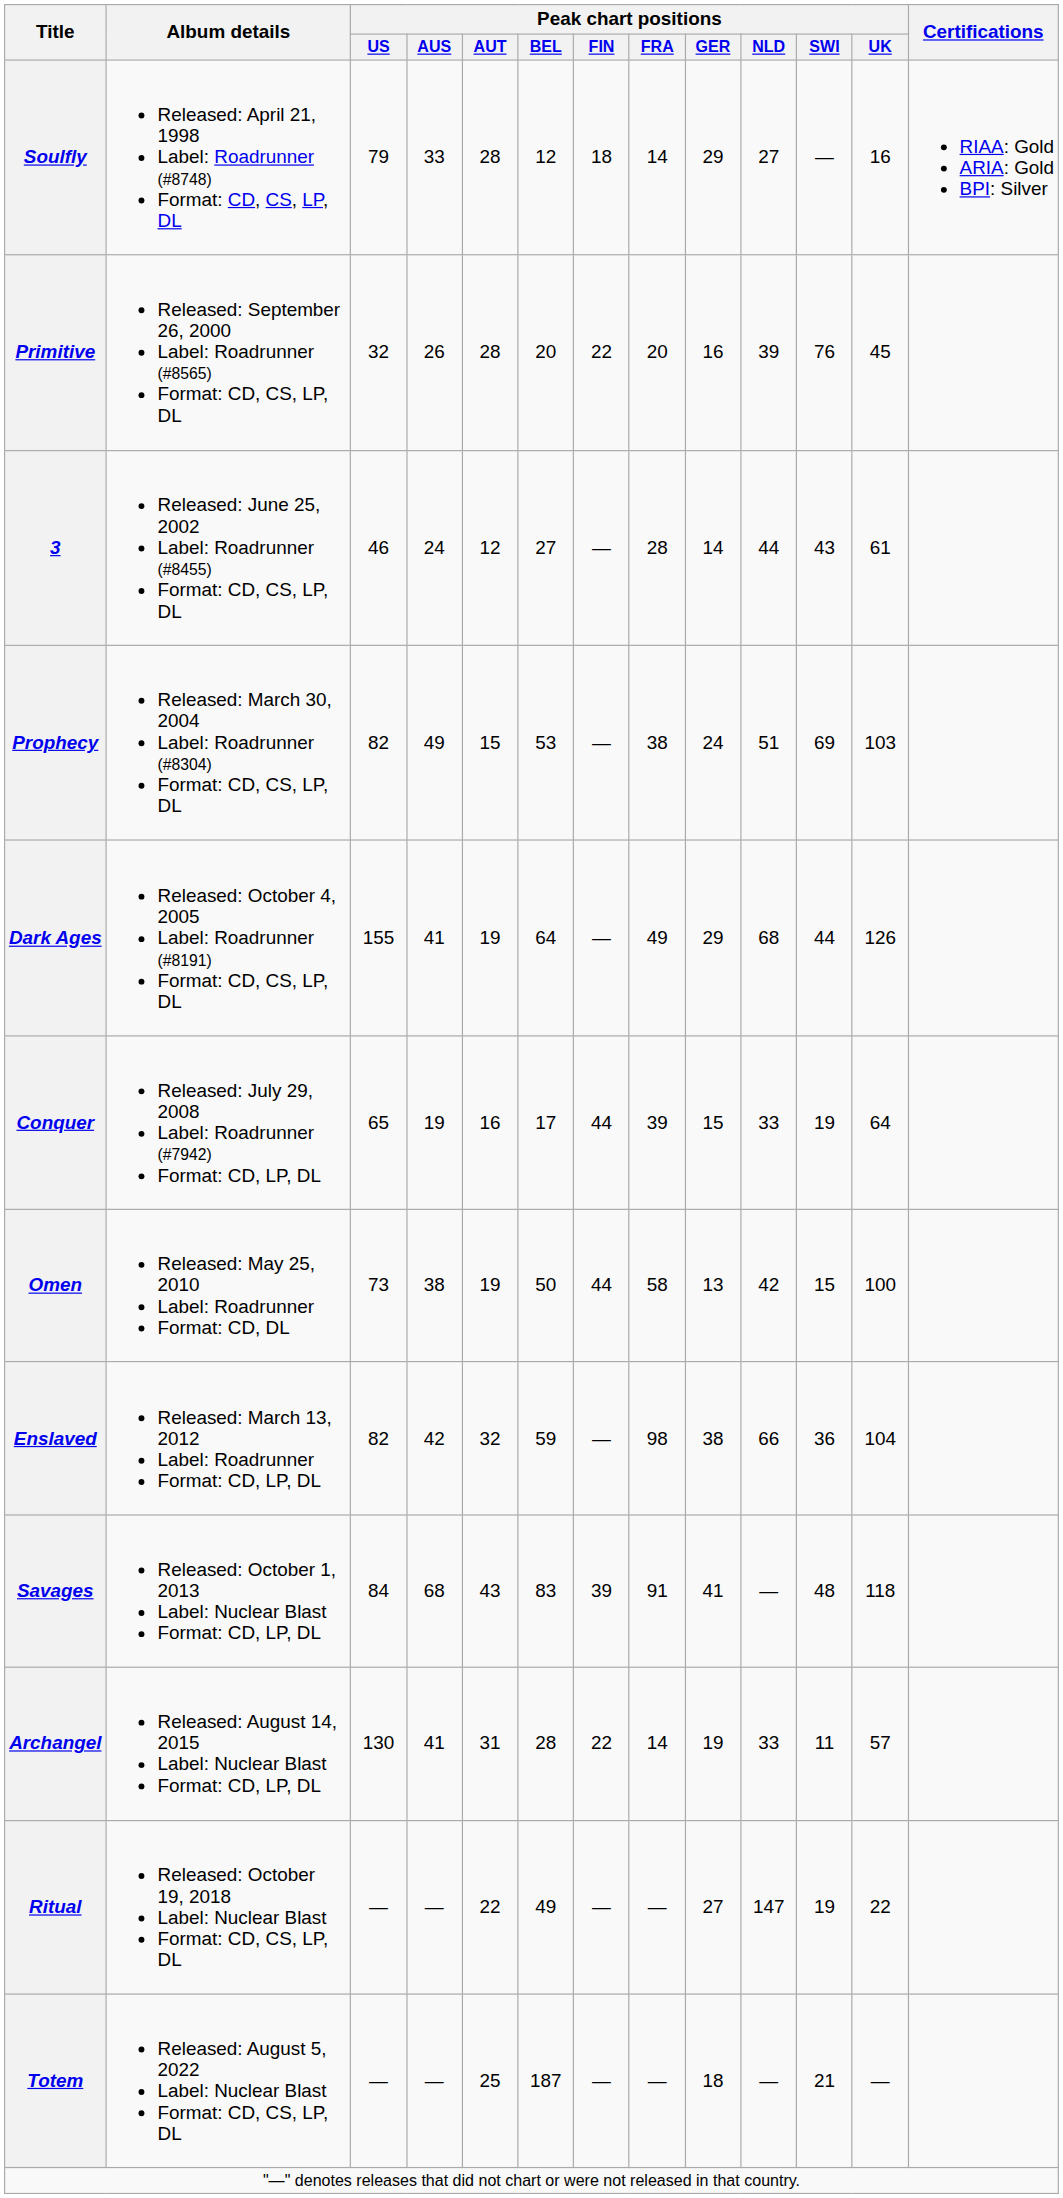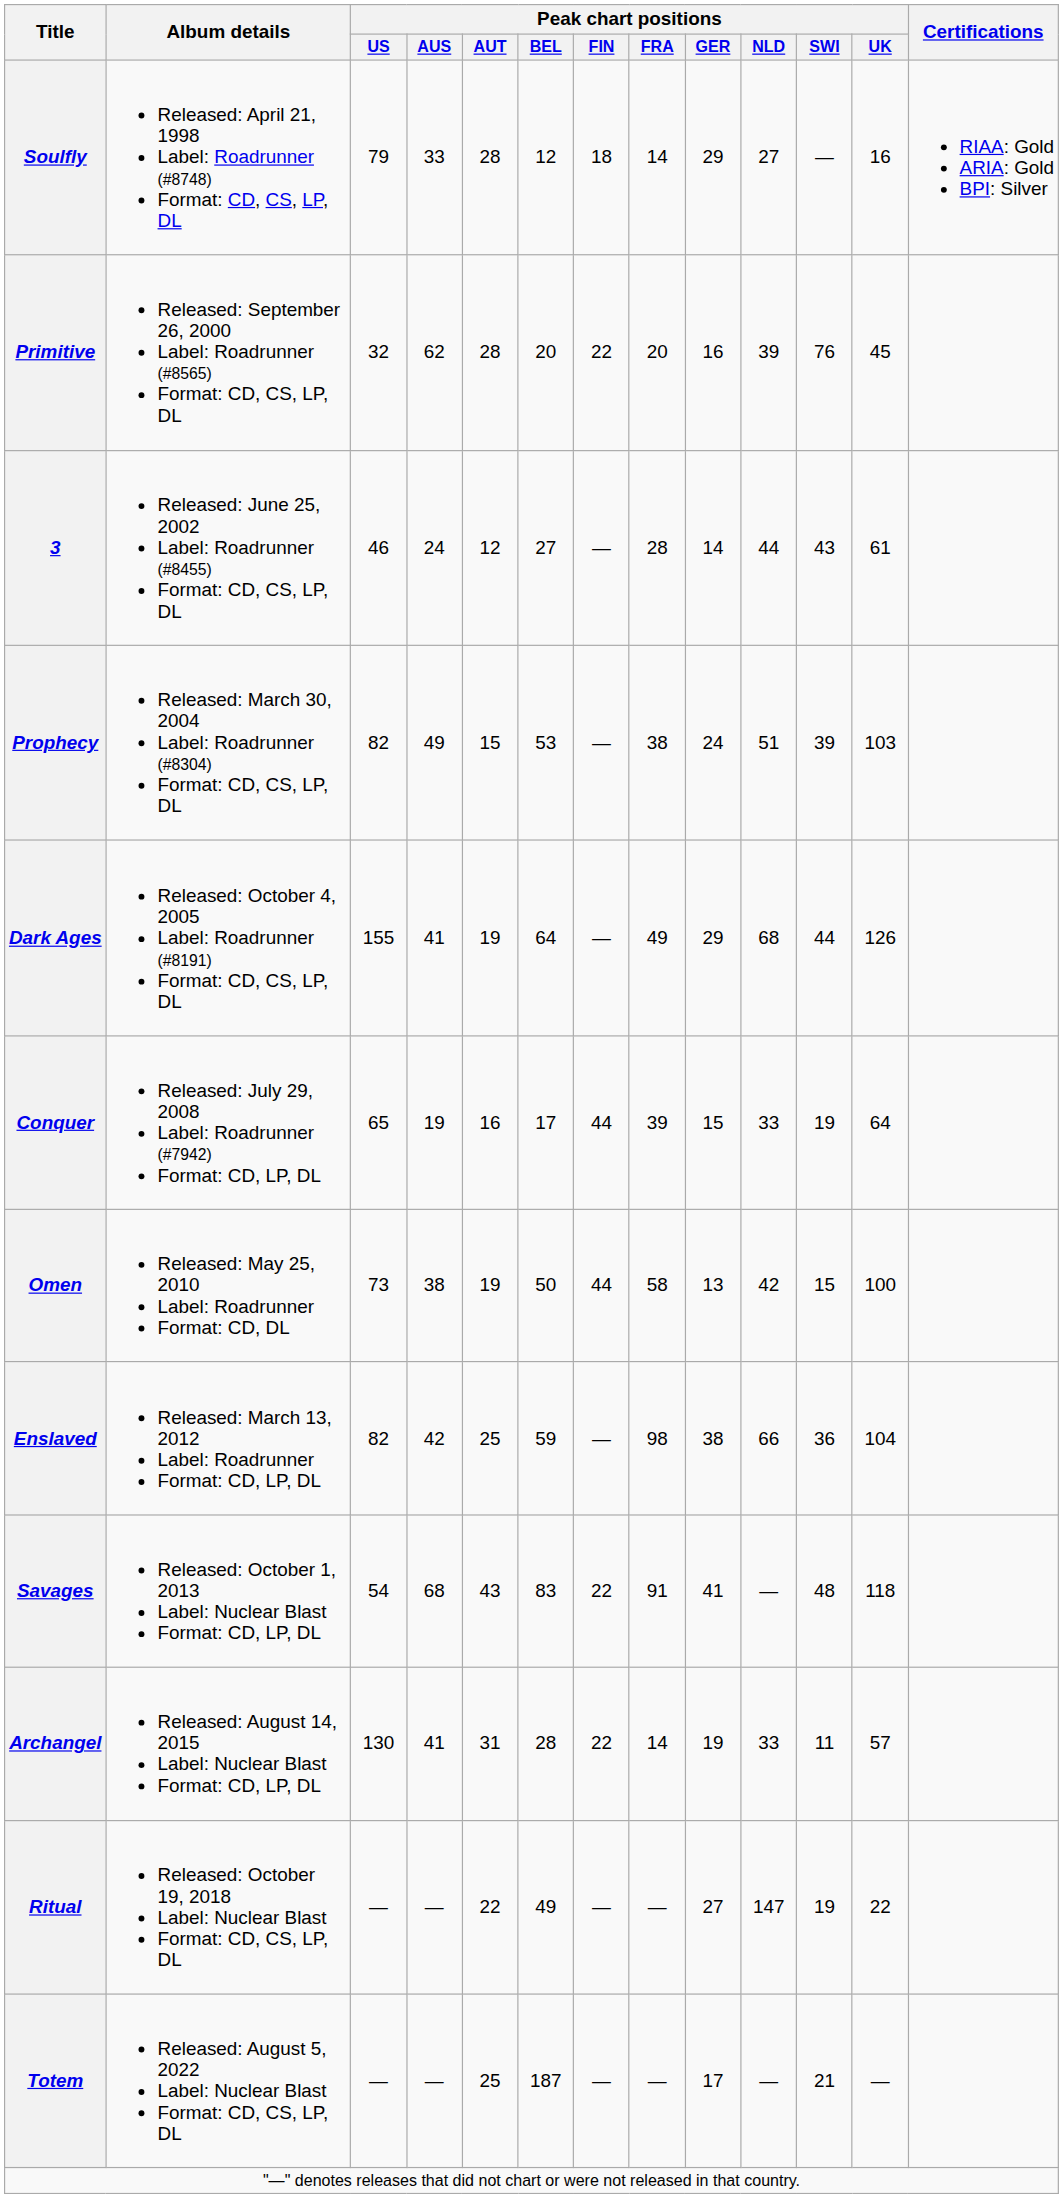(434, 352) 26 -> (434, 352) 62
(824, 742) 69 -> (824, 742) 39
(490, 1438) 32 -> (490, 1438) 25
(379, 1591) 84 -> (379, 1591) 54
(602, 1591) 39 -> (602, 1591) 22
(713, 2080) 18 -> (713, 2080) 17
